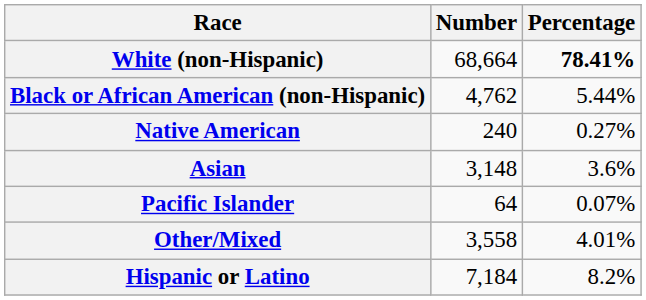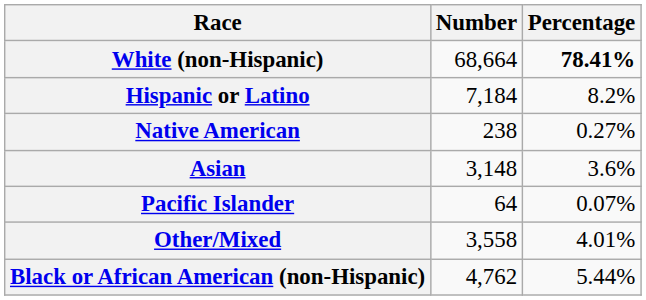rows swapped: (218, 95) <-> (218, 276)
(500, 131) 240 -> (500, 131) 238
